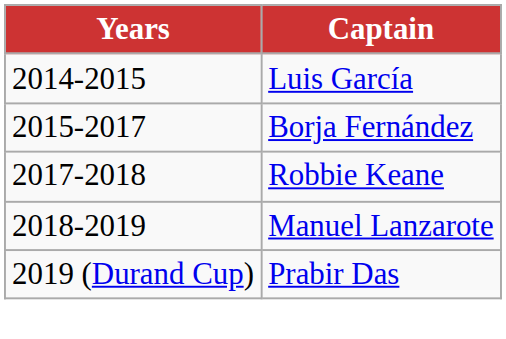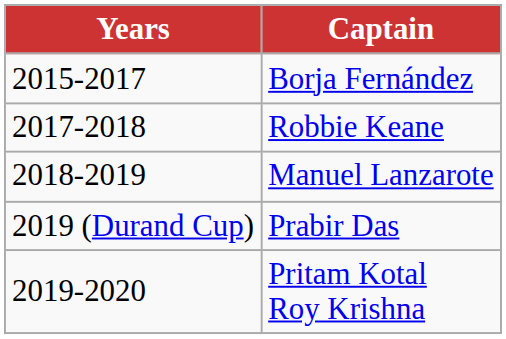- row: (341, 77)
+ row: (348, 291)
